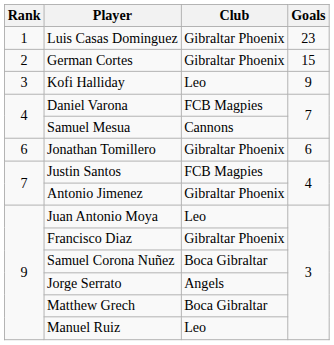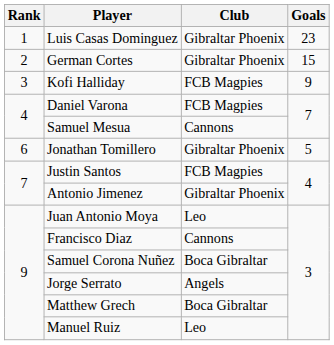(195, 82) Leo -> (223, 82) FCB Magpies
(308, 149) 6 -> (308, 149) 5
(234, 238) Gibraltar Phoenix -> (209, 238) Cannons
